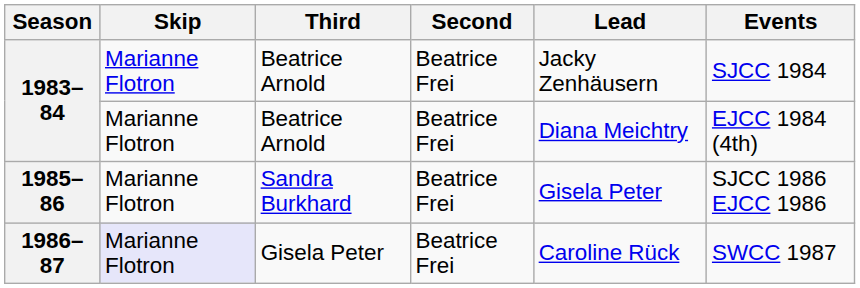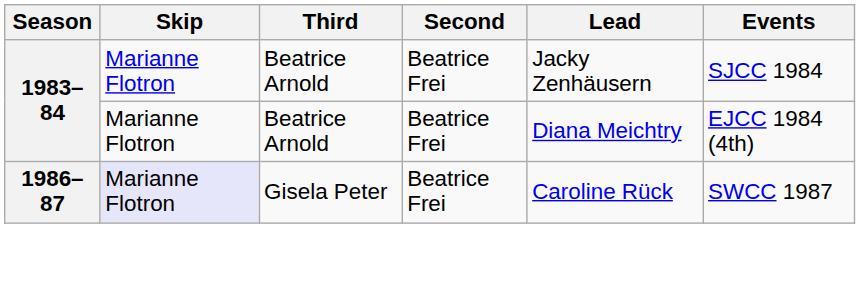- row: (52, 191)
